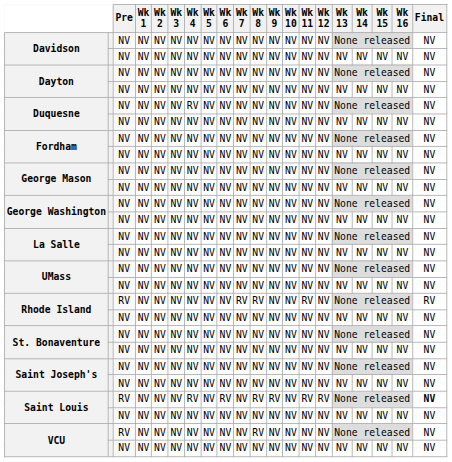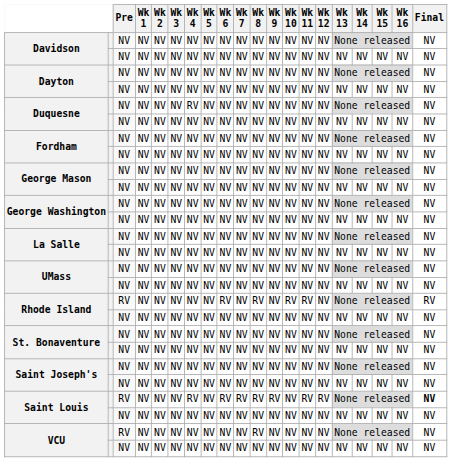(225, 301) NV -> (225, 301) RV
(242, 301) RV -> (242, 301) NV
(291, 301) NV -> (291, 301) RV
(242, 399) NV -> (242, 399) RV
